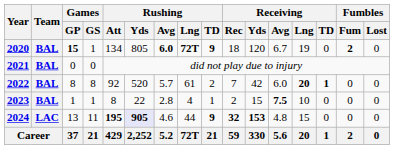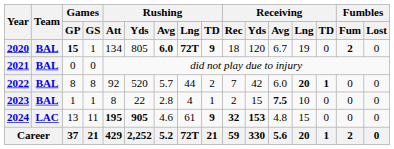(190, 83) 61 -> (190, 83) 44
(139, 118) lavender background -> (139, 118) no background
(190, 118) 44 -> (190, 118) 61
